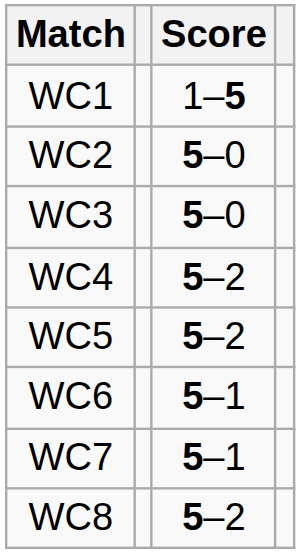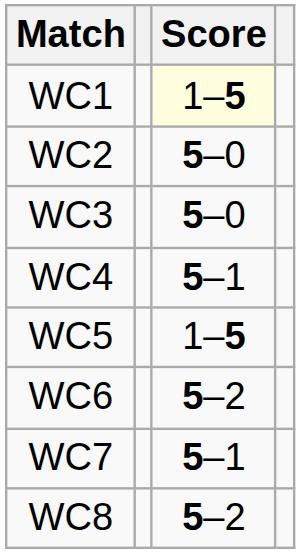(214, 95) no background -> (214, 95) lightyellow background
(214, 276) 5–2 -> (214, 276) 5–1
(214, 336) 5–2 -> (214, 336) 1–5
(214, 397) 5–1 -> (214, 397) 5–2
